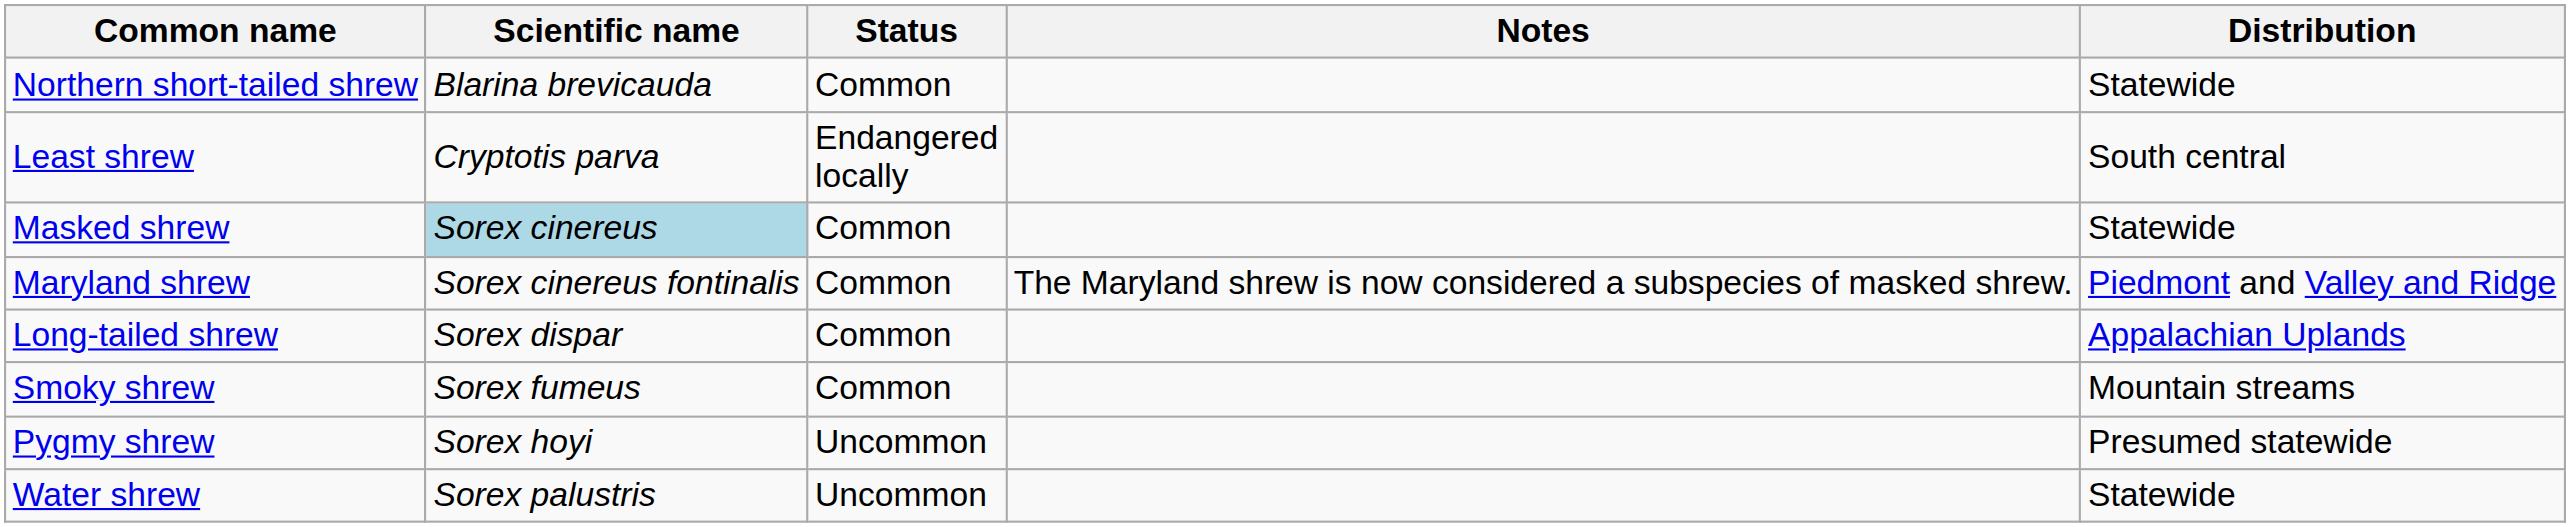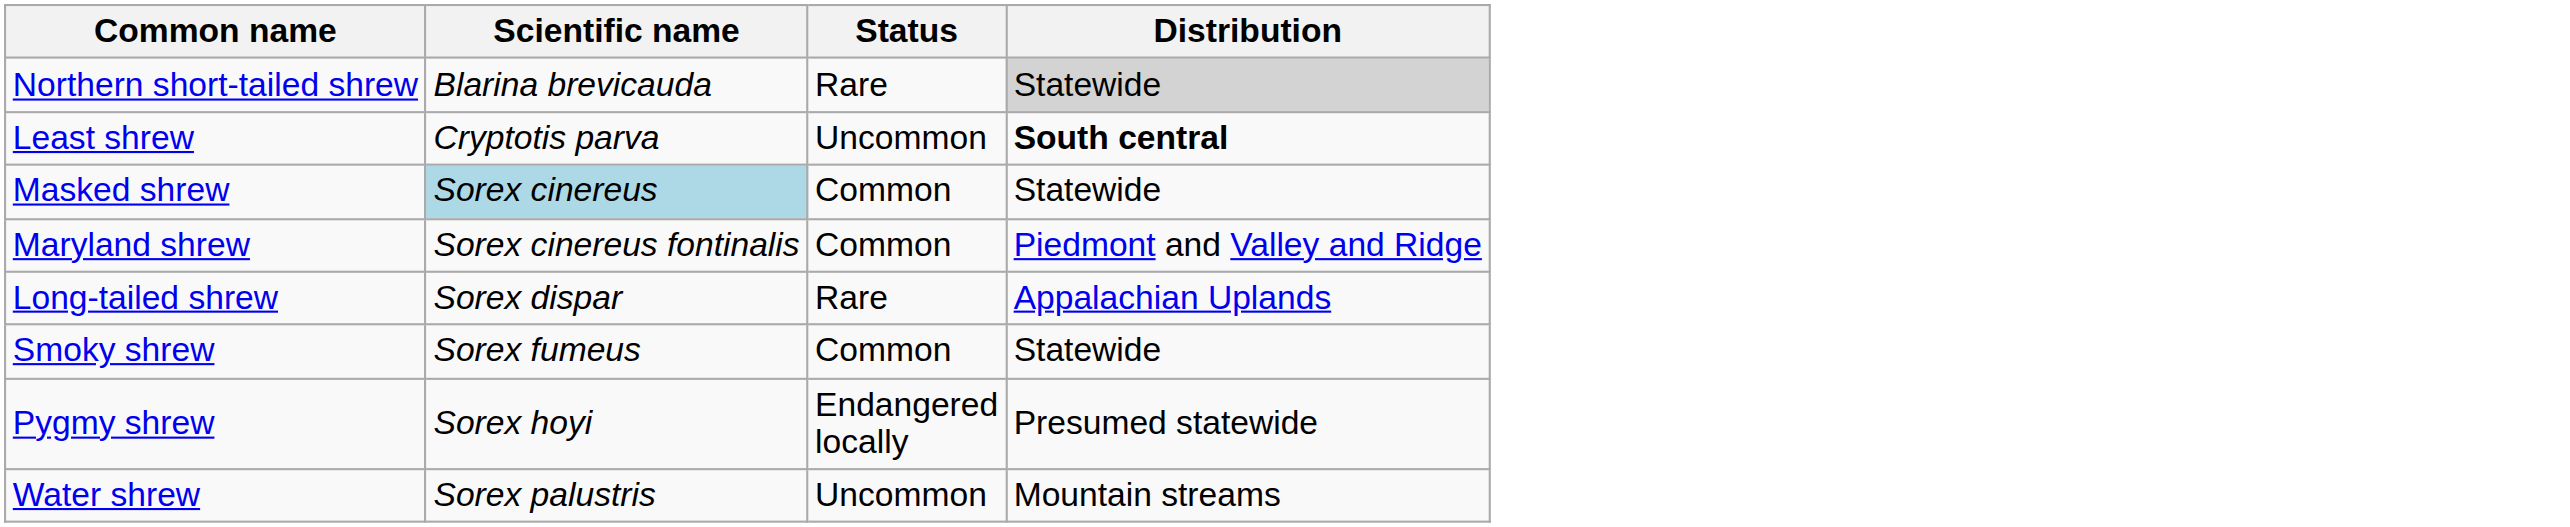- column: (1543, 31)
(883, 84) Common -> (851, 84) Rare
(2162, 84) no background -> (1087, 84) lightgrey background
(907, 156) Endangered locally -> (901, 137) Uncommon
(2187, 156) normal -> (1121, 137) bold
(883, 335) Common -> (851, 297) Rare
(2222, 388) Mountain streams -> (1087, 350) Statewide
(901, 441) Uncommon -> (907, 423) Endangered locally
(2162, 495) Statewide -> (1147, 495) Mountain streams
